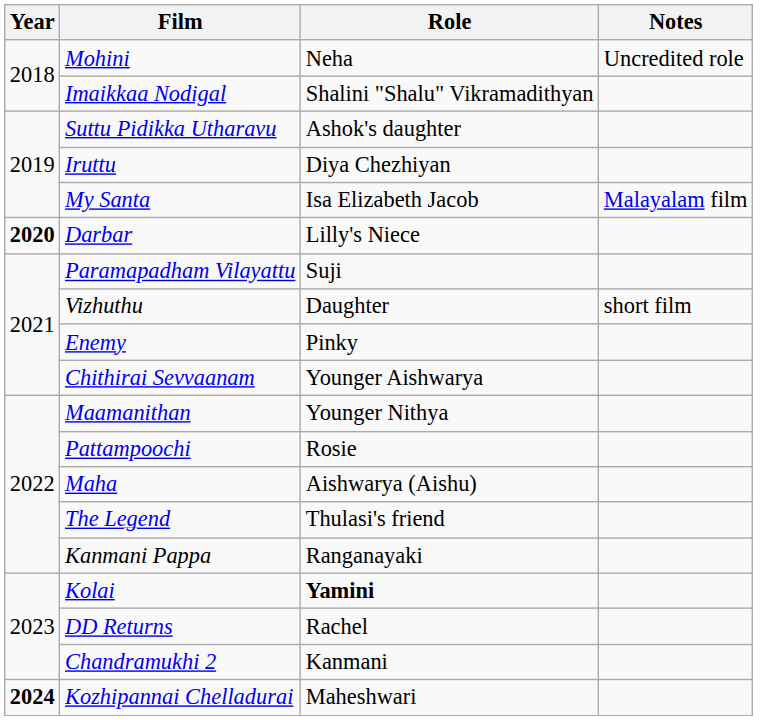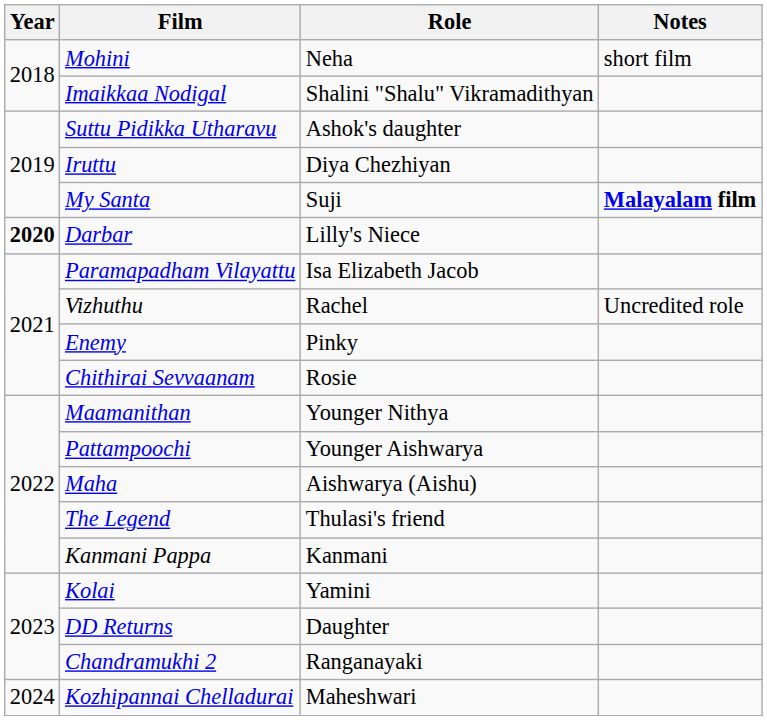(674, 57) Uncredited role -> (648, 57) short film
(392, 199) Isa Elizabeth Jacob -> (324, 199) Suji
(676, 199) normal -> (680, 199) bold
(324, 270) Suji -> (392, 270) Isa Elizabeth Jacob
(347, 306) Daughter -> (337, 306) Rachel
(648, 306) short film -> (674, 306) Uncredited role
(394, 377) Younger Aishwarya -> (331, 377) Rosie
(331, 448) Rosie -> (394, 448) Younger Aishwarya
(364, 555) Ranganayaki -> (347, 555) Kanmani
(340, 590) bold -> (338, 590) normal
(337, 626) Rachel -> (347, 626) Daughter
(347, 661) Kanmani -> (364, 661) Ranganayaki
(32, 697) bold -> (32, 697) normal
